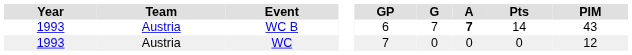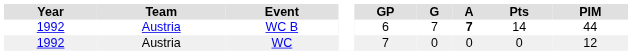(51, 27) 1993 -> (51, 27) 1992
(590, 27) 43 -> (590, 27) 44
(51, 43) 1993 -> (51, 43) 1992
